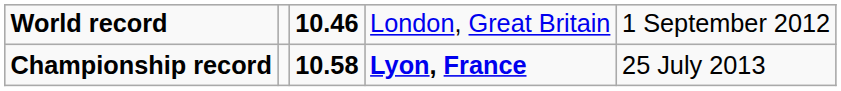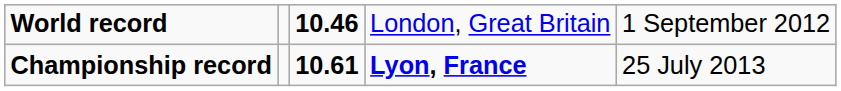(327, 64) 10.58 -> (327, 64) 10.61
